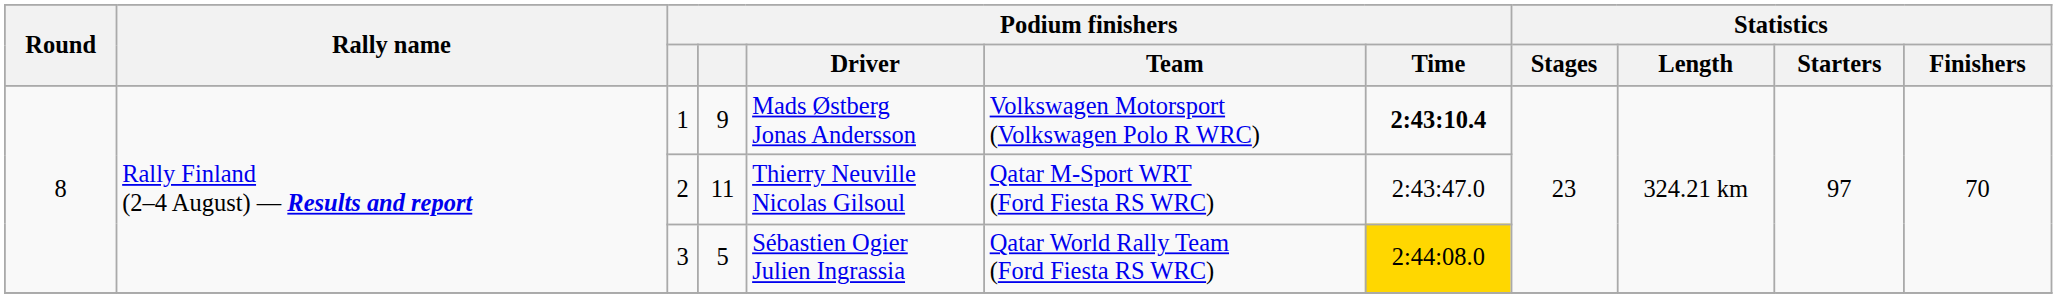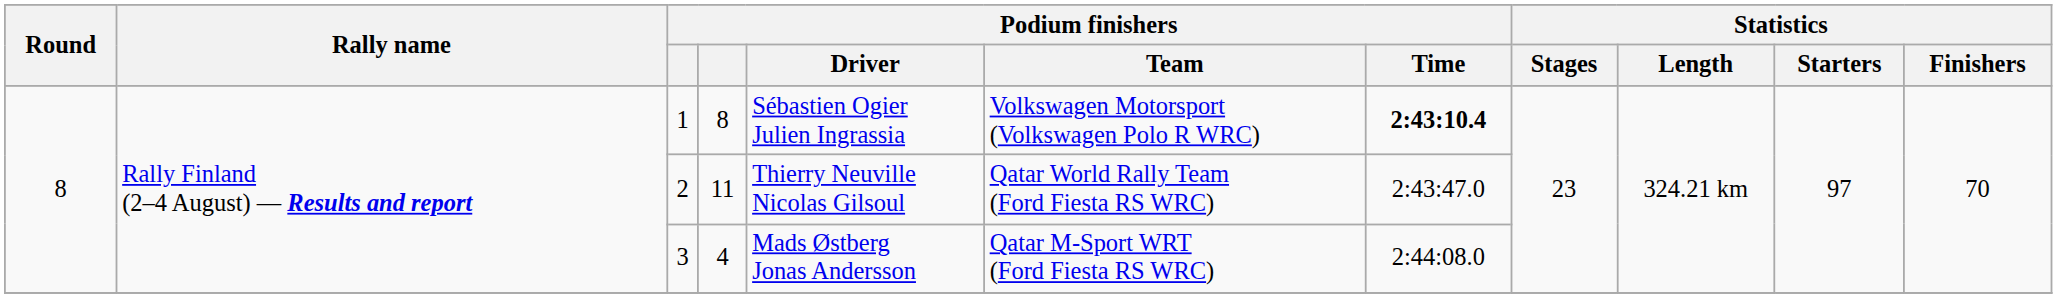(723, 119) 9 -> (723, 119) 8
(834, 119) Mads Østberg Jonas Andersson -> (830, 119) Sébastien Ogier Julien Ingrassia
(1102, 188) Qatar M-Sport WRT (Ford Fiesta RS WRC) -> (1109, 188) Qatar World Rally Team (Ford Fiesta RS WRC)
(723, 257) 5 -> (723, 257) 4
(830, 257) Sébastien Ogier Julien Ingrassia -> (834, 257) Mads Østberg Jonas Andersson
(1109, 257) Qatar World Rally Team (Ford Fiesta RS WRC) -> (1102, 257) Qatar M-Sport WRT (Ford Fiesta RS WRC)
(1438, 257) gold background -> (1438, 257) no background
